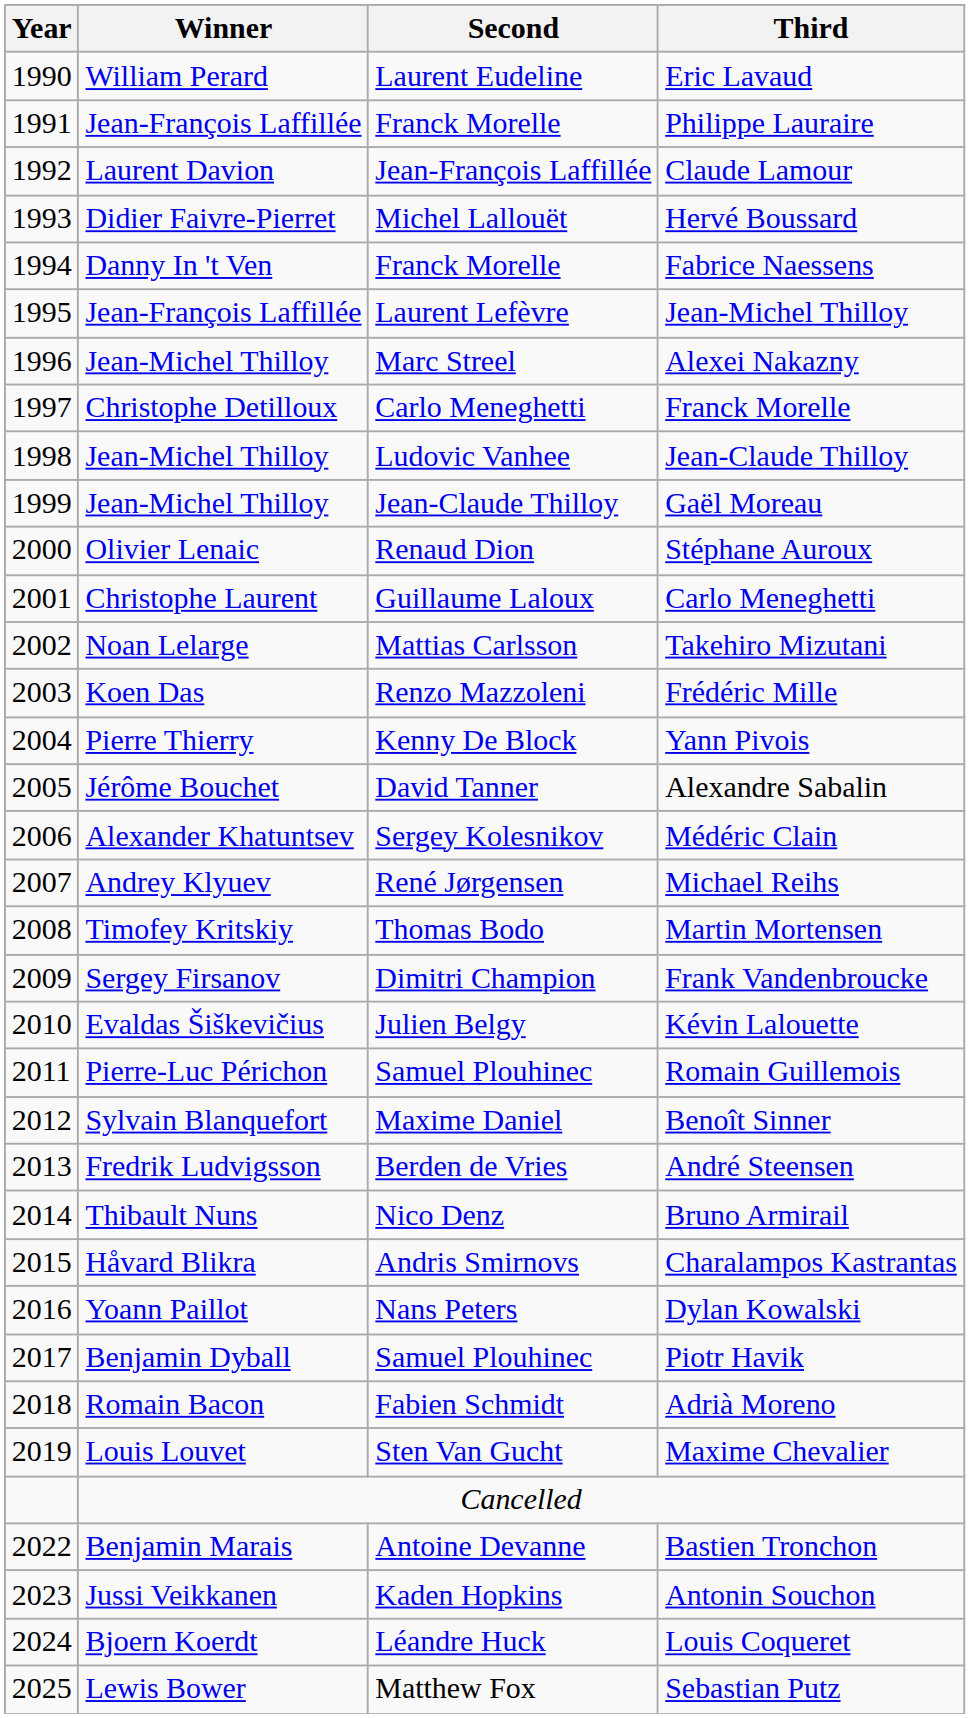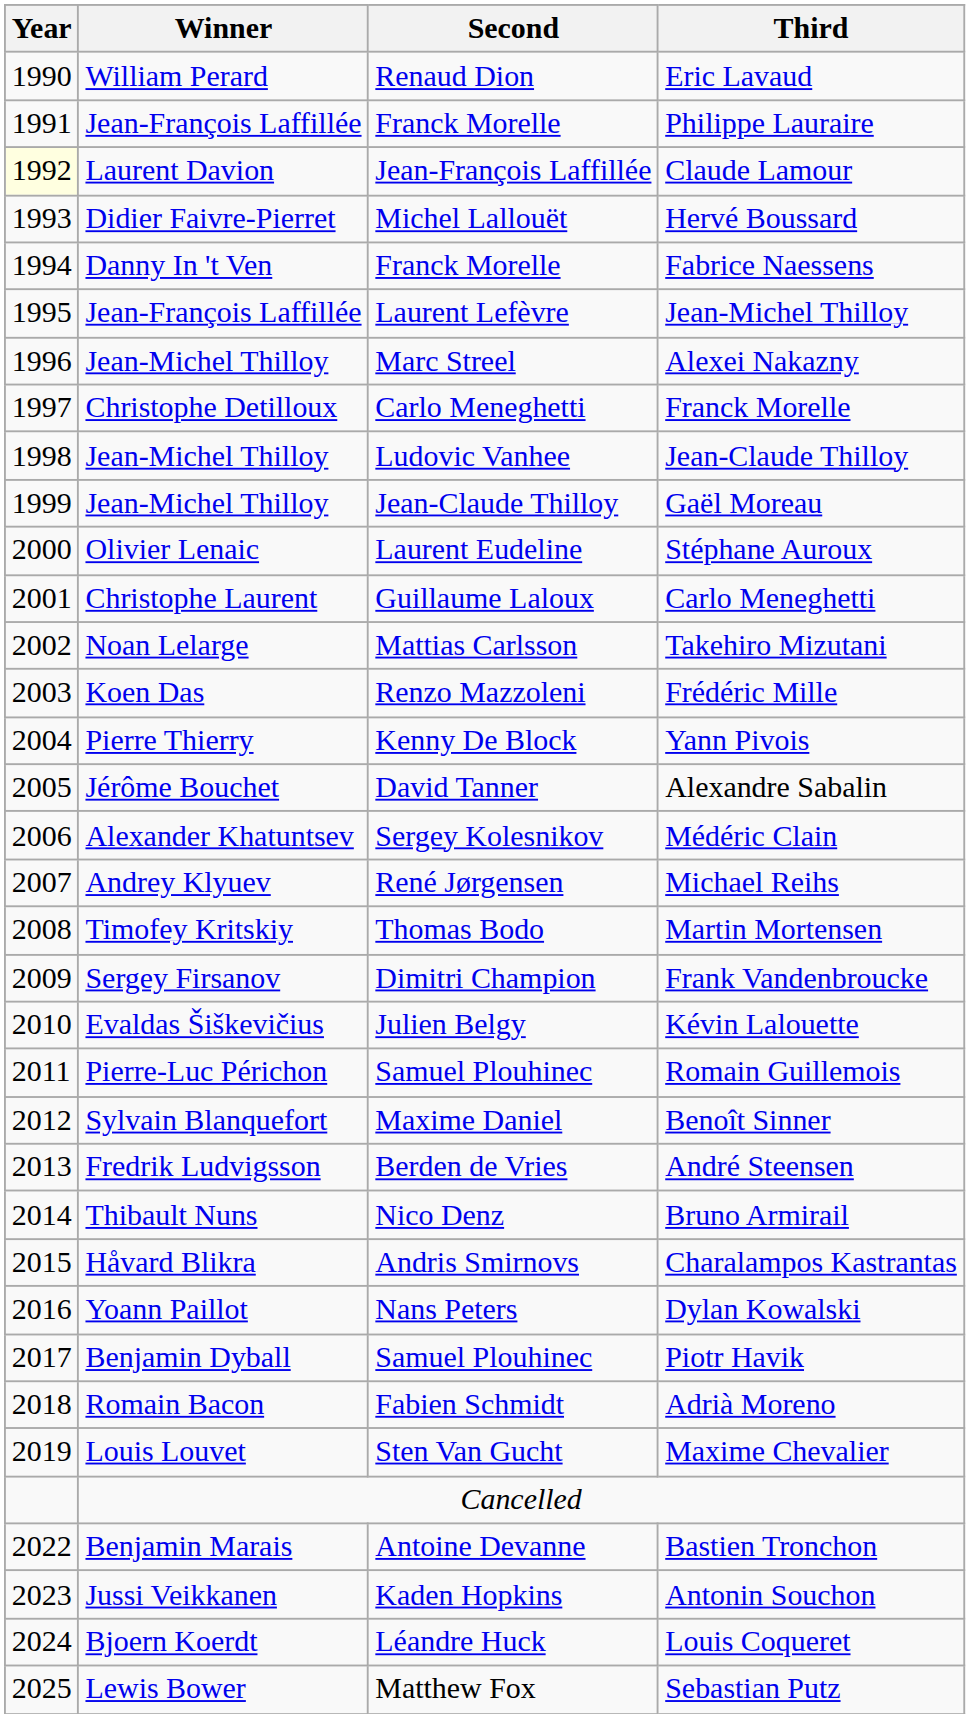(479, 75) Laurent Eudeline -> (455, 75) Renaud Dion
(42, 170) no background -> (42, 170) lightyellow background
(455, 550) Renaud Dion -> (479, 550) Laurent Eudeline
